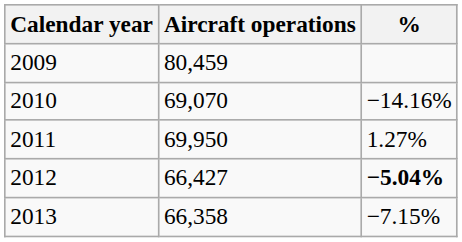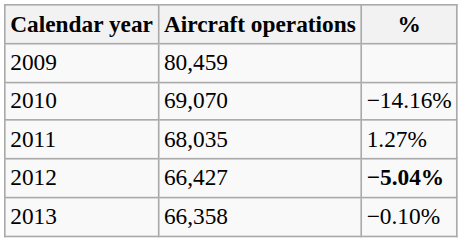(196, 139) 69,950 -> (196, 139) 68,035
(403, 216) −7.15% -> (403, 216) −0.10%
